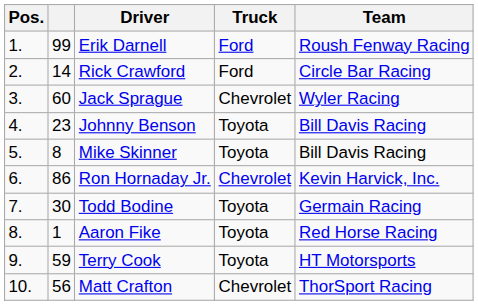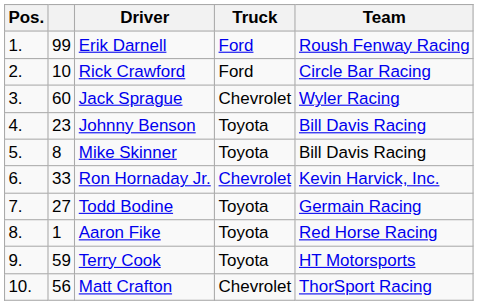(62, 71) 14 -> (62, 71) 10
(62, 179) 86 -> (62, 179) 33
(62, 206) 30 -> (62, 206) 27
